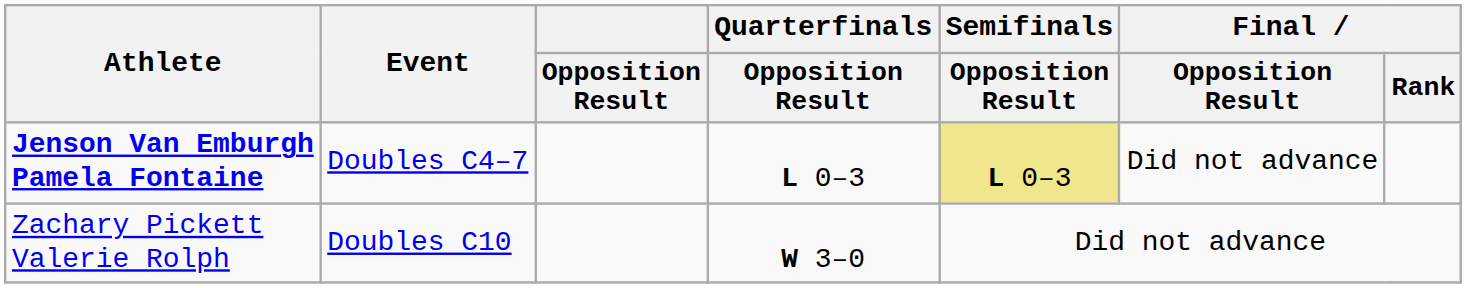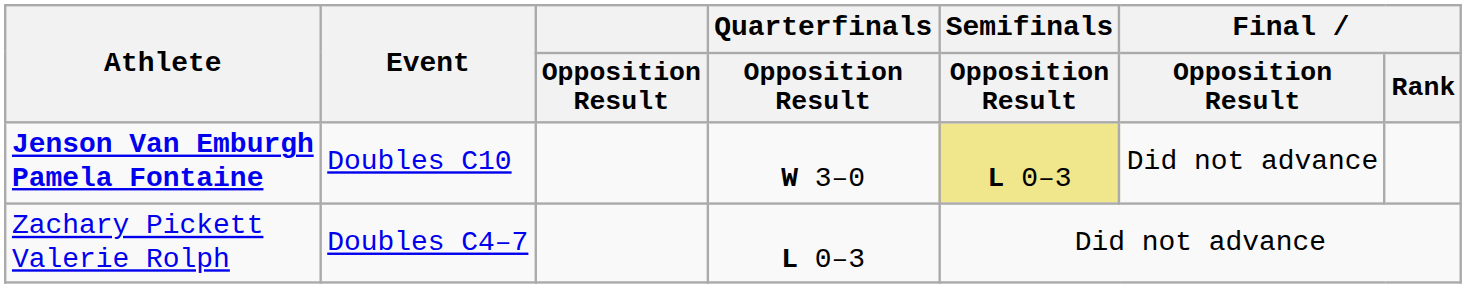(428, 162) Doubles C4–7 -> (419, 162) Doubles C10
(823, 179) L 0–3 -> (823, 179) W 3–0
(419, 243) Doubles C10 -> (428, 243) Doubles C4–7
(823, 260) W 3–0 -> (823, 260) L 0–3
